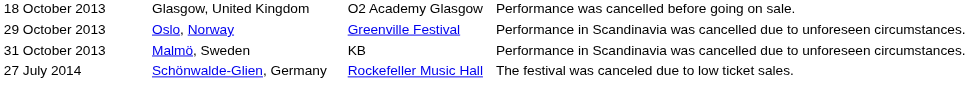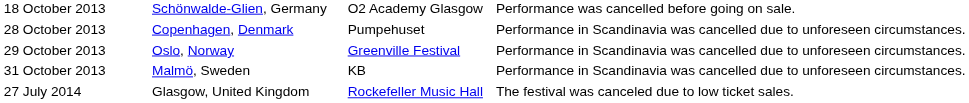(231, 8) Glasgow, United Kingdom -> (239, 8) Schönwalde-Glien, Germany
+ row: (55, 29)
(239, 71) Schönwalde-Glien, Germany -> (231, 92) Glasgow, United Kingdom
